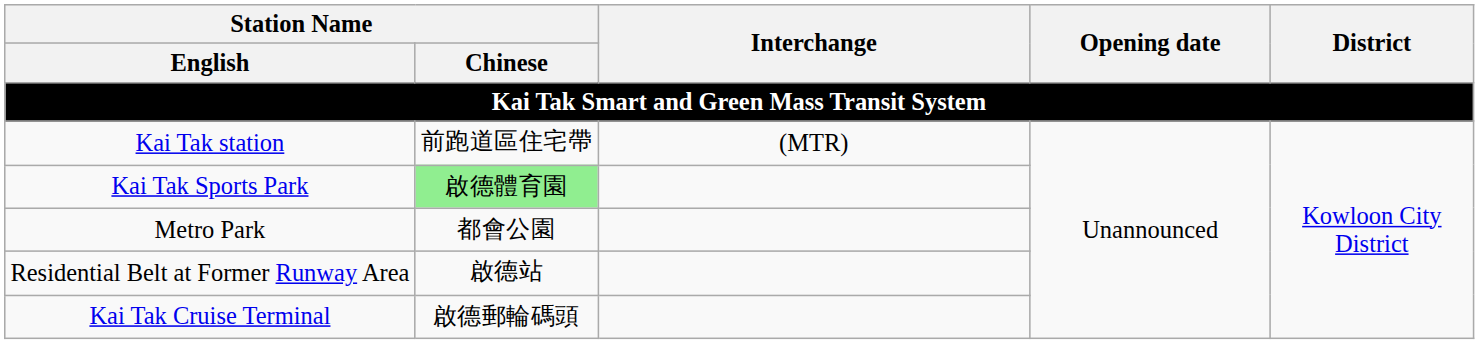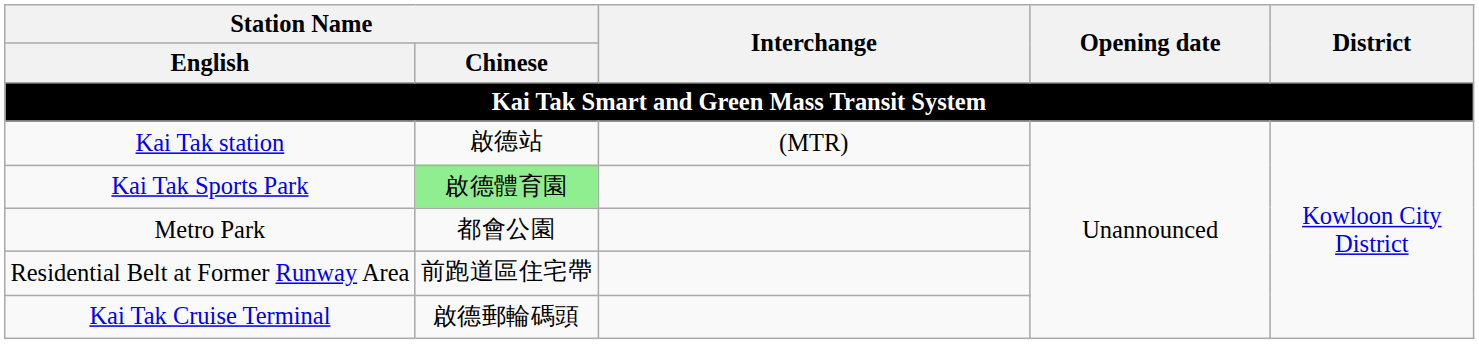(506, 141) 前跑道區住宅帶 -> (506, 141) 啟德站
(506, 272) 啟德站 -> (506, 272) 前跑道區住宅帶
